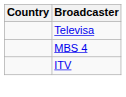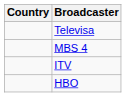+ row: (66, 83)
